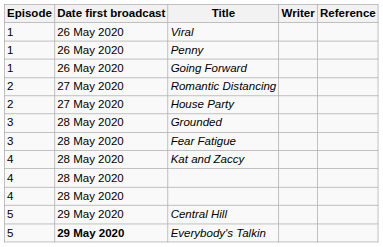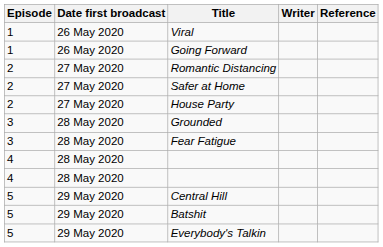- row: (10, 50)
+ row: (10, 86)
- row: (10, 159)
+ row: (10, 214)
(91, 232) bold -> (90, 232) normal
